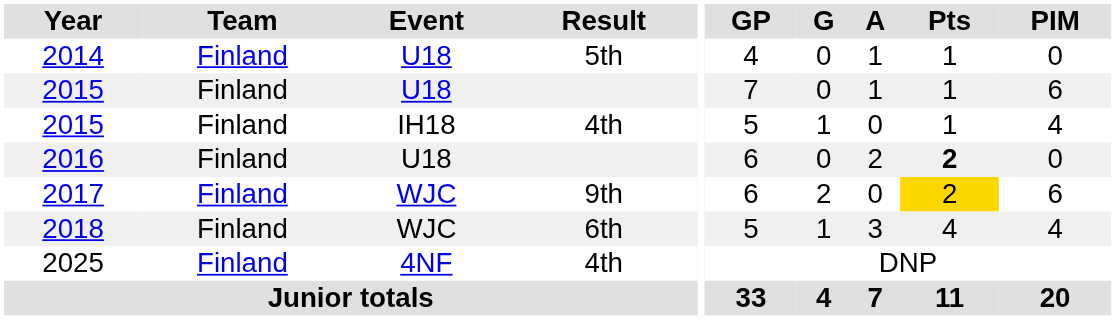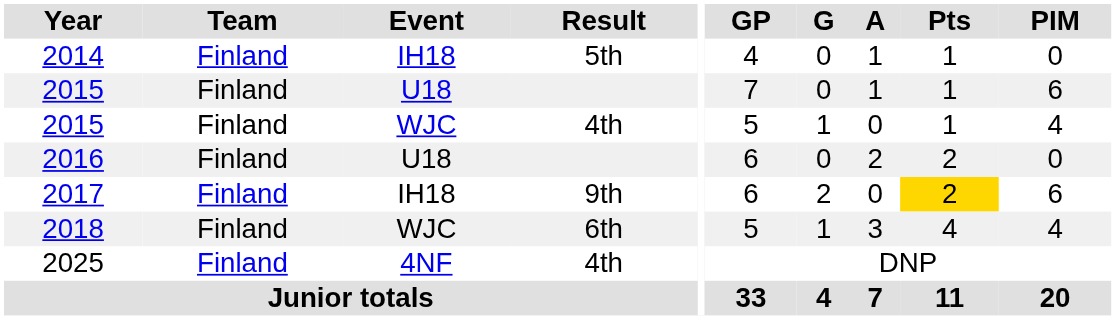(426, 55) U18 -> (426, 55) IH18
(426, 124) IH18 -> (426, 124) WJC
(950, 159) bold -> (950, 159) normal
(426, 193) WJC -> (426, 193) IH18
